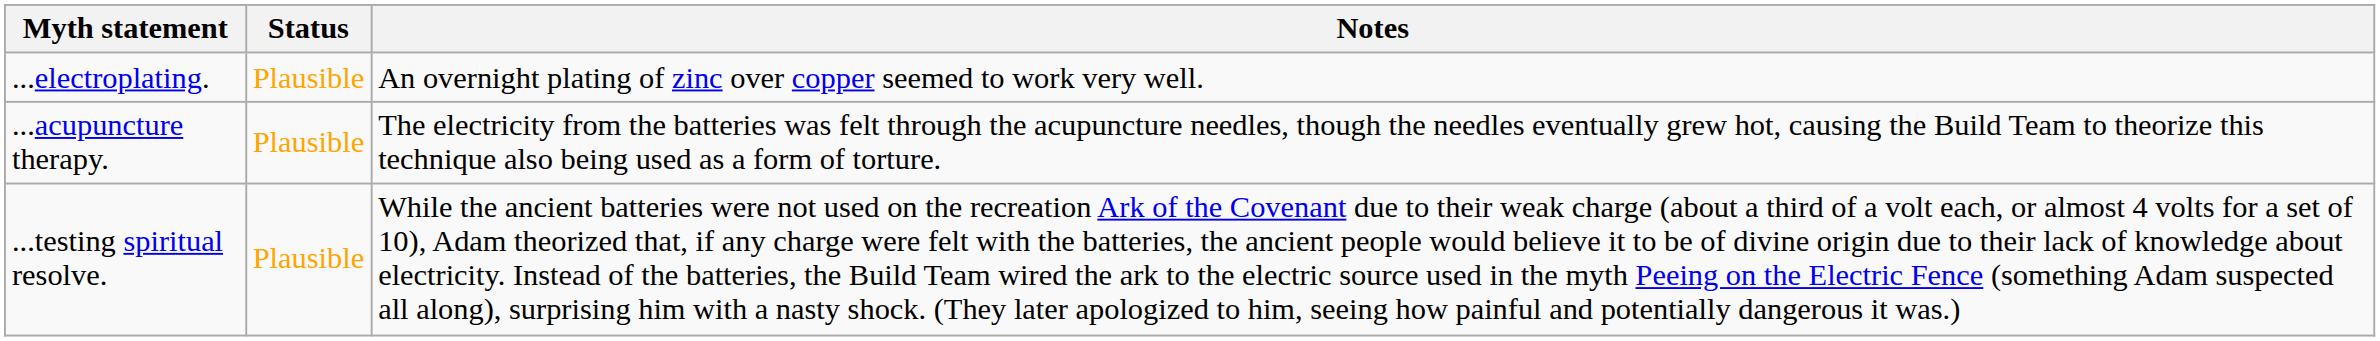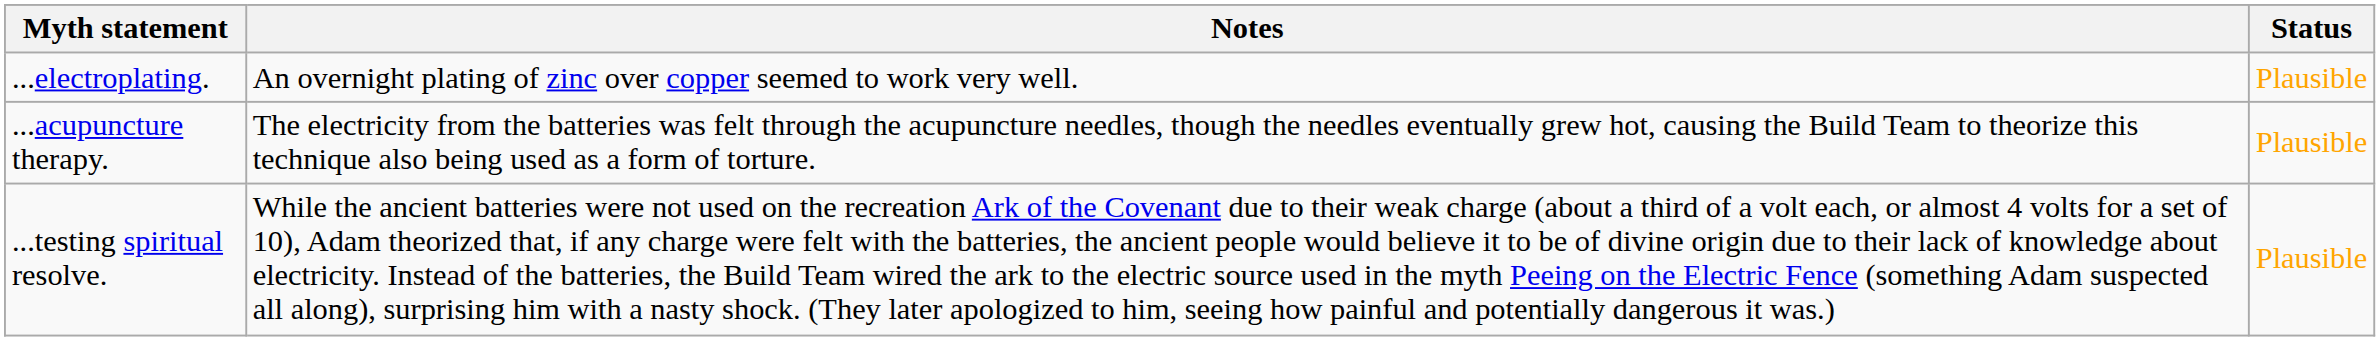columns swapped: (308, 28) <-> (1373, 28)
